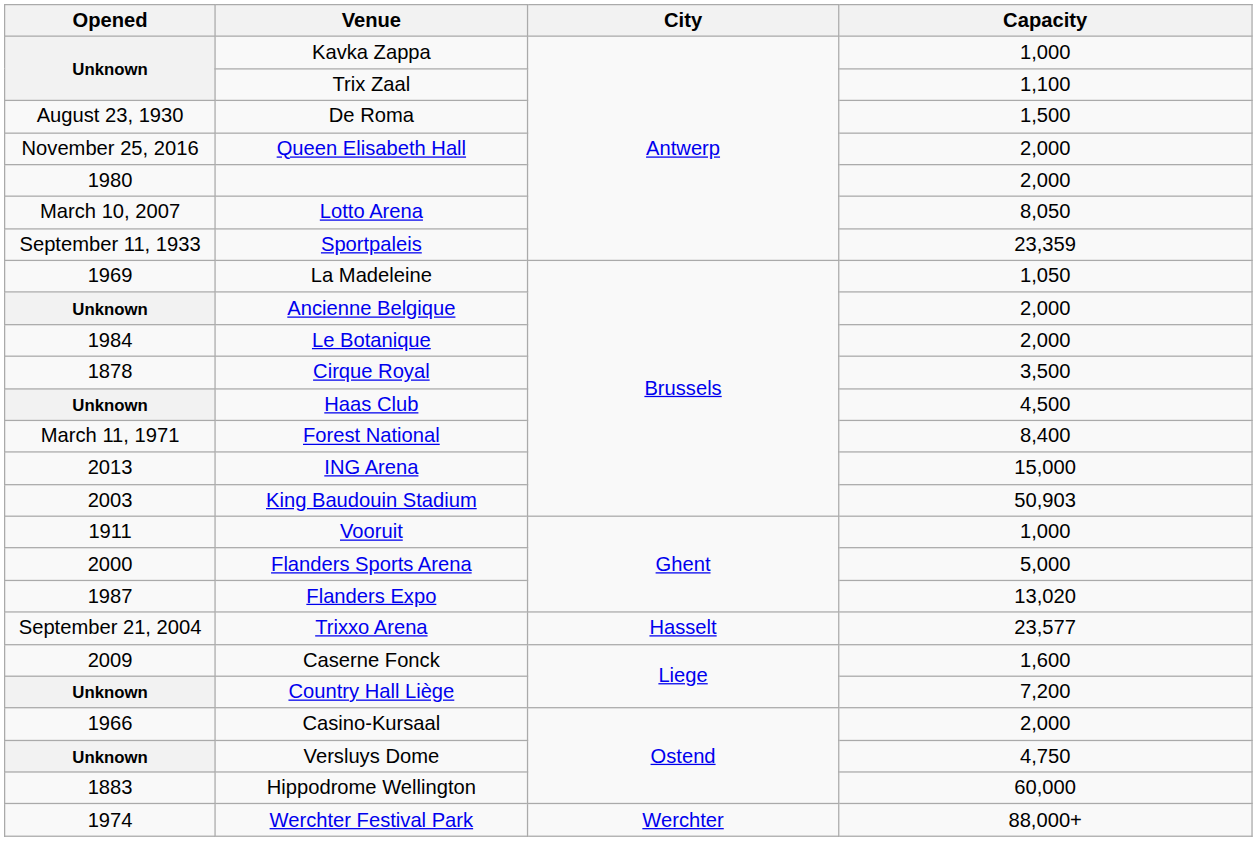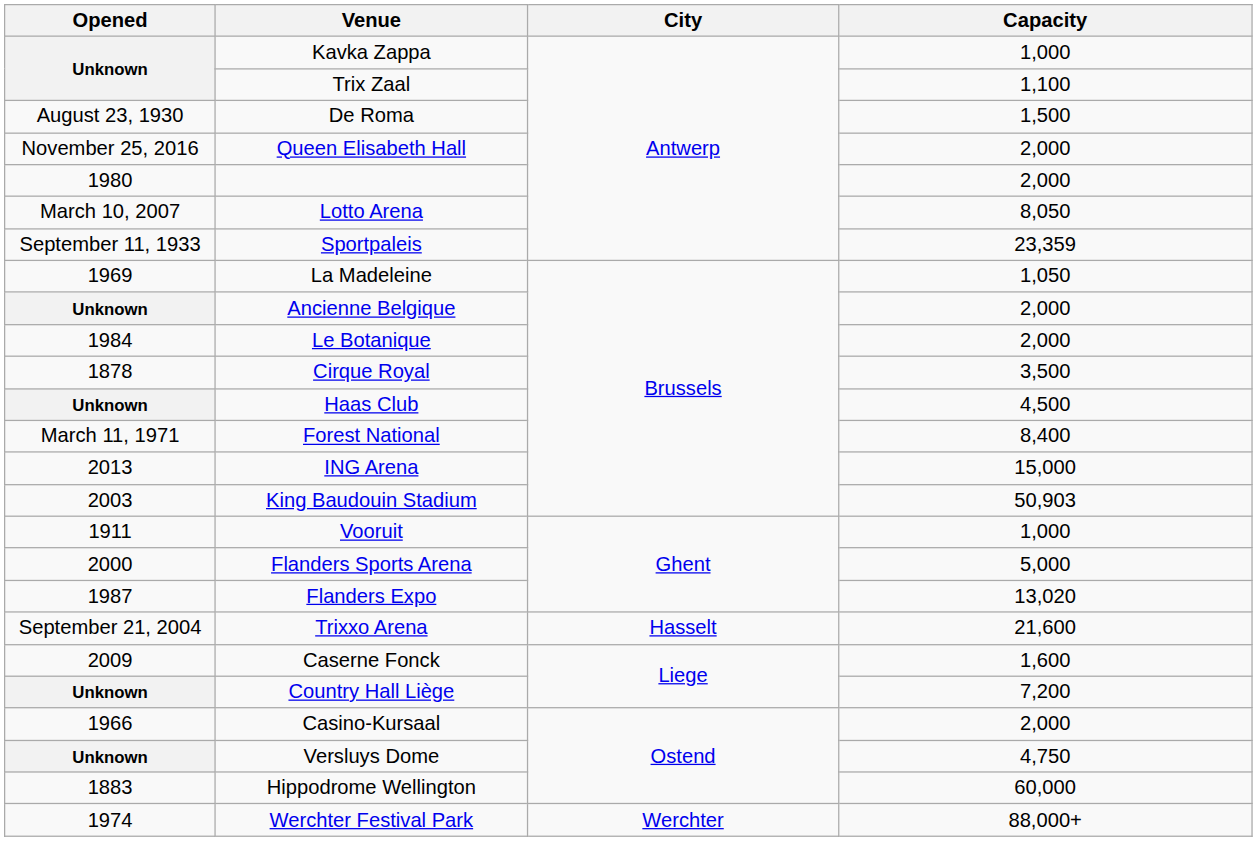(1045, 627) 23,577 -> (1045, 627) 21,600
